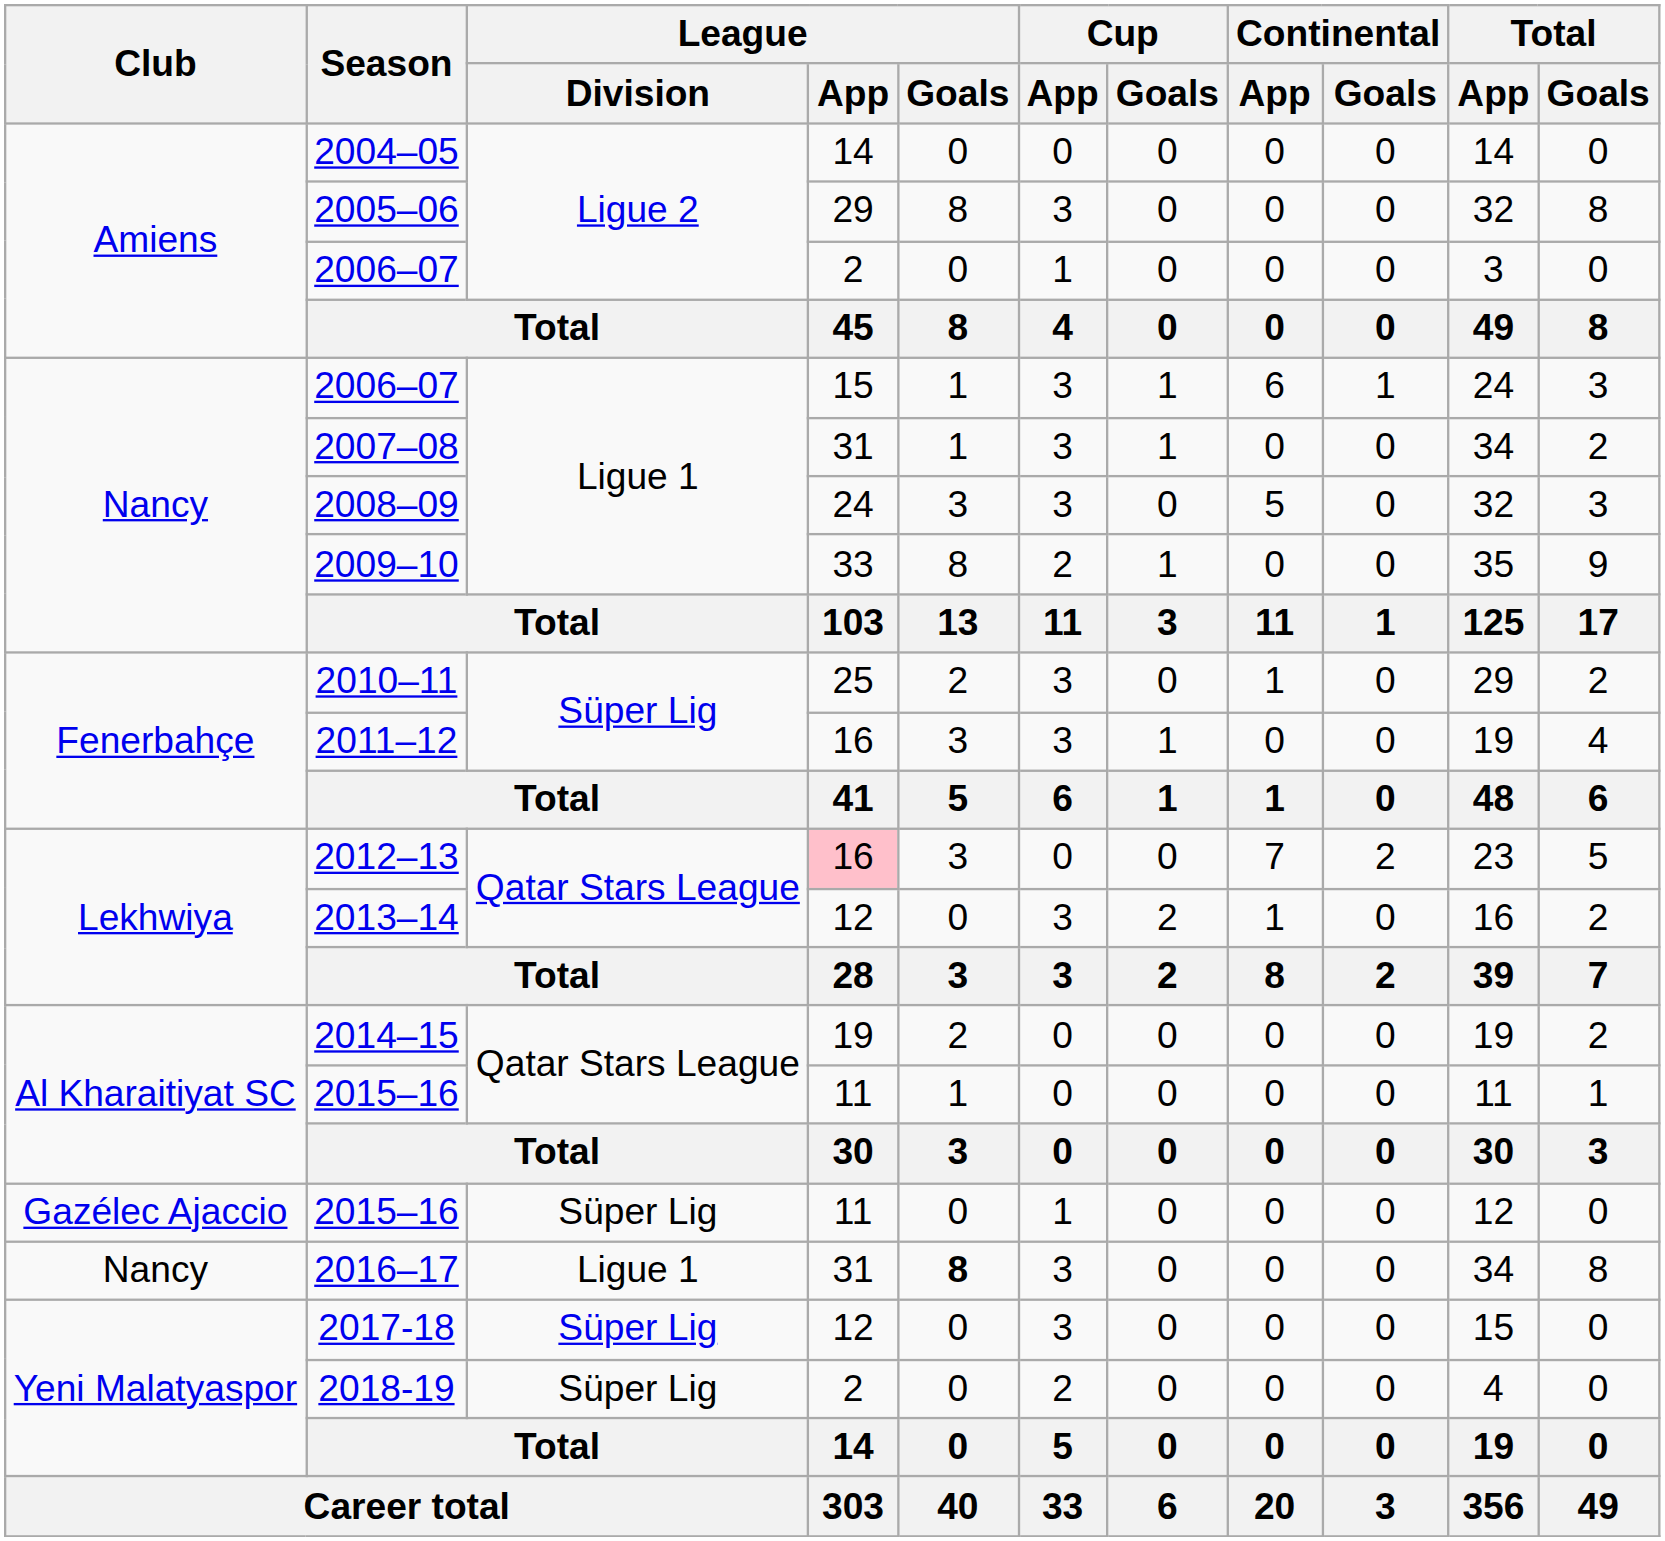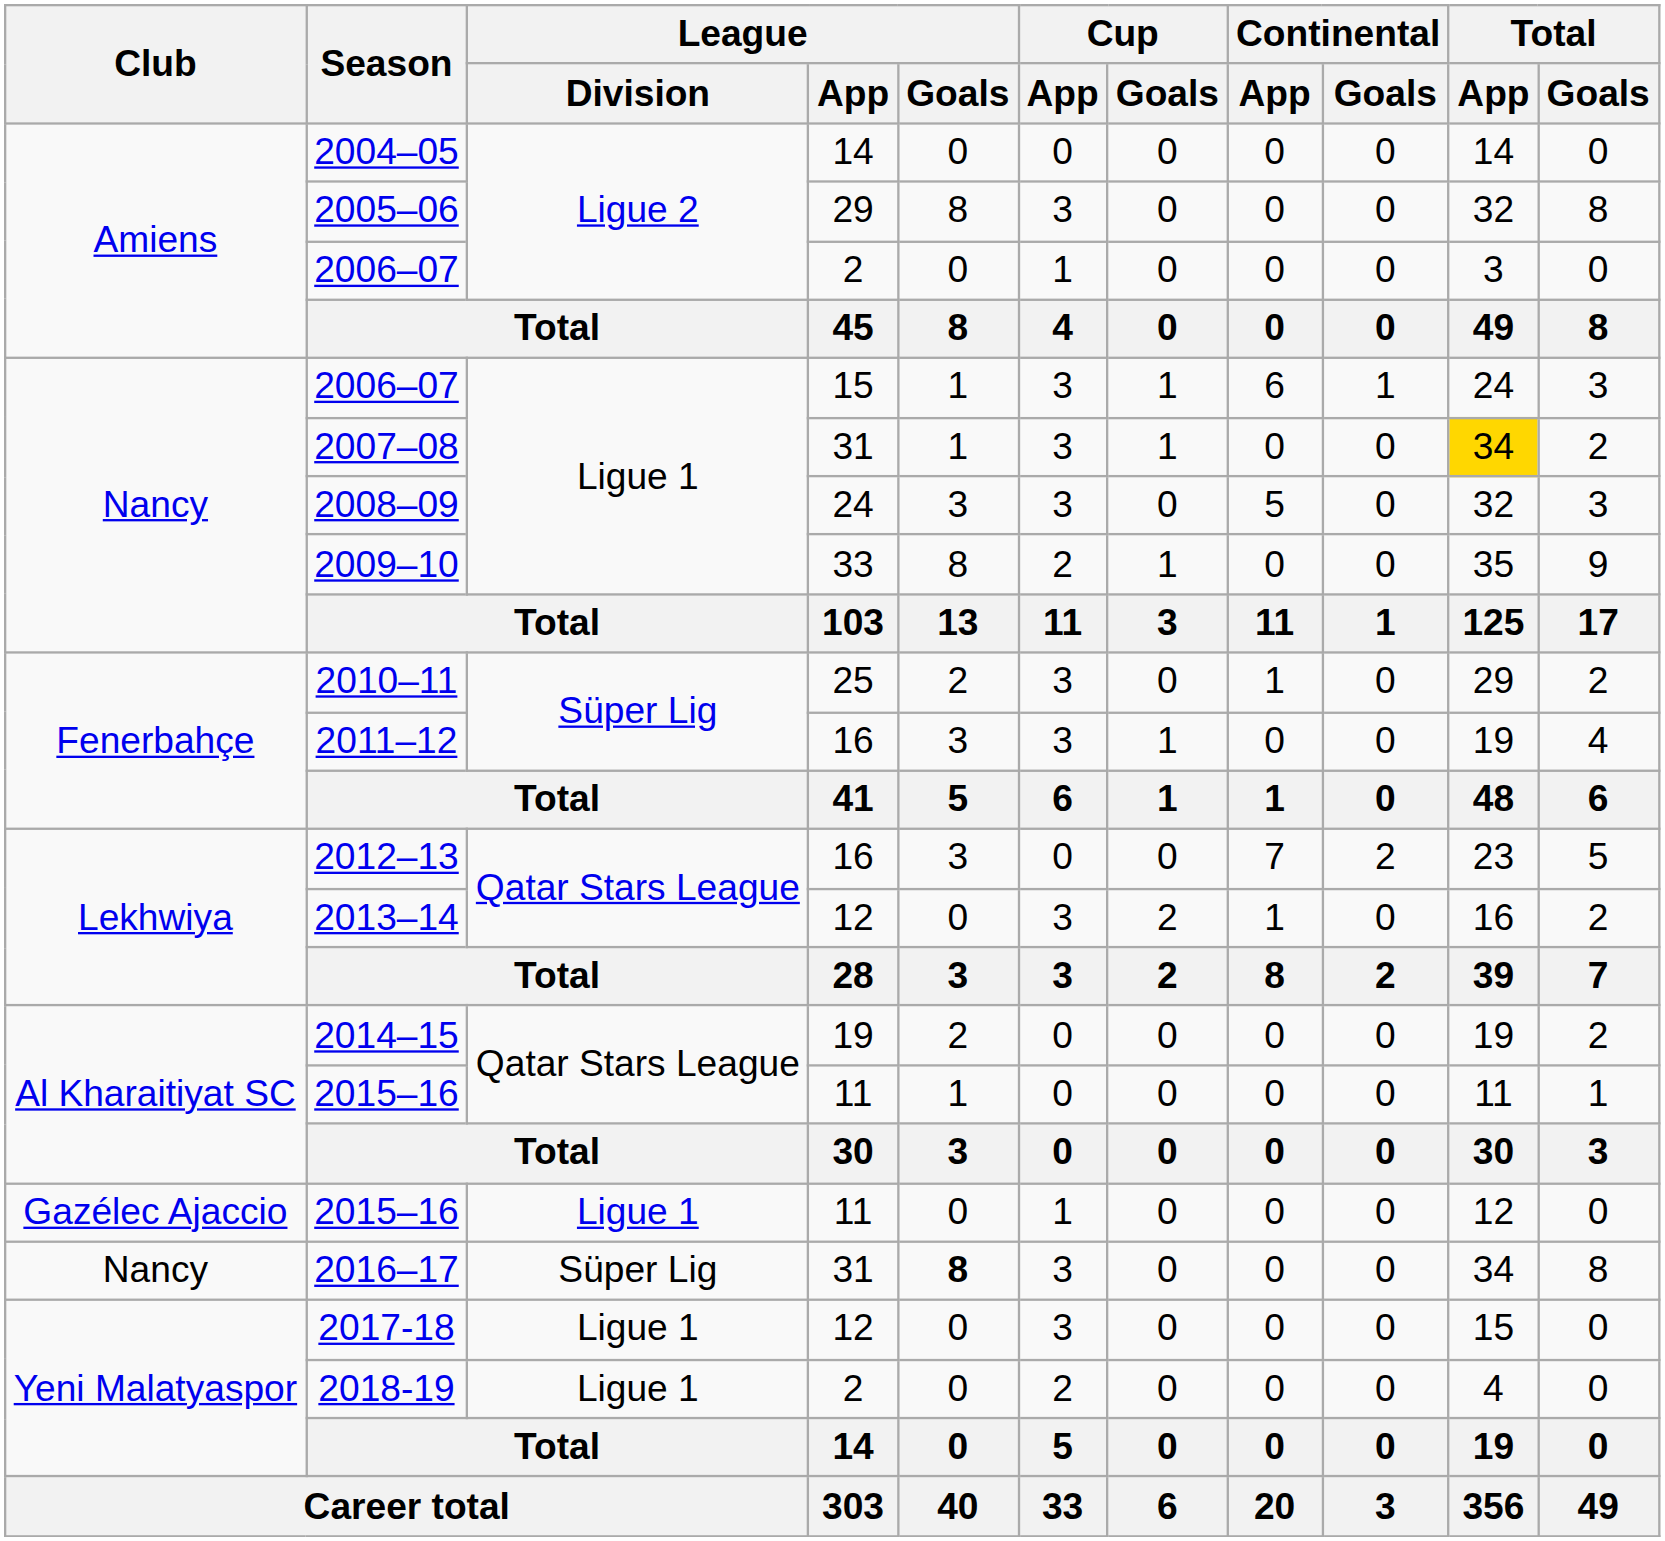(1493, 446) no background -> (1493, 446) gold background
(853, 858) pink background -> (853, 858) no background
(638, 1211) Süper Lig -> (638, 1211) Ligue 1
(638, 1270) Ligue 1 -> (638, 1270) Süper Lig
(638, 1329) Süper Lig -> (638, 1329) Ligue 1
(638, 1387) Süper Lig -> (638, 1387) Ligue 1
